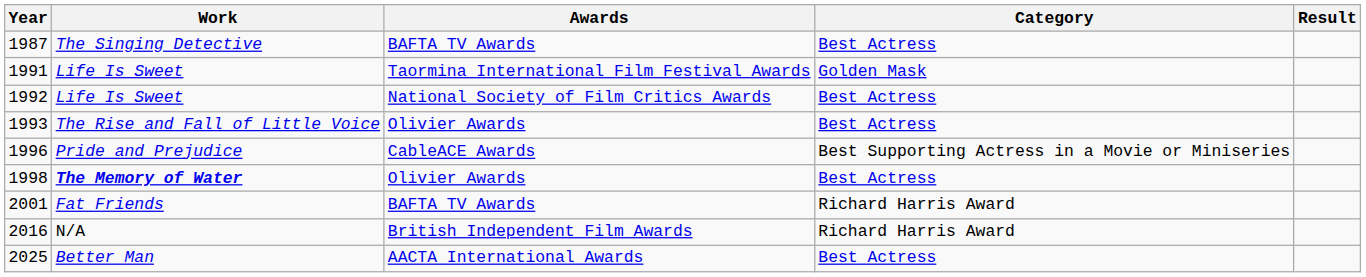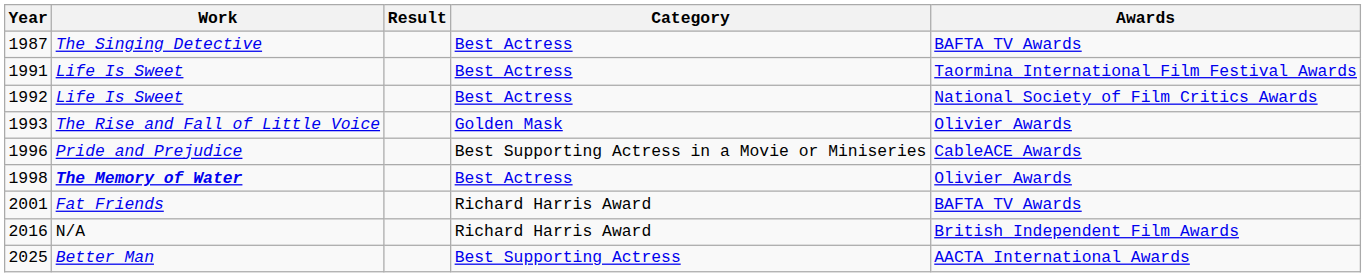columns swapped: (599, 18) <-> (1327, 18)
(872, 71) Golden Mask -> (514, 71) Best Actress
(877, 125) Best Actress -> (509, 125) Golden Mask
(877, 258) Best Actress -> (568, 258) Best Supporting Actress
